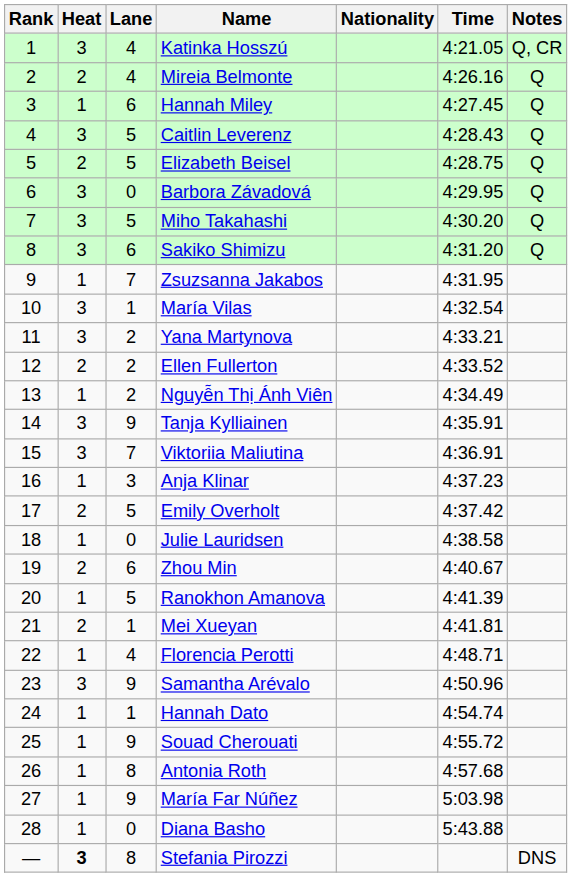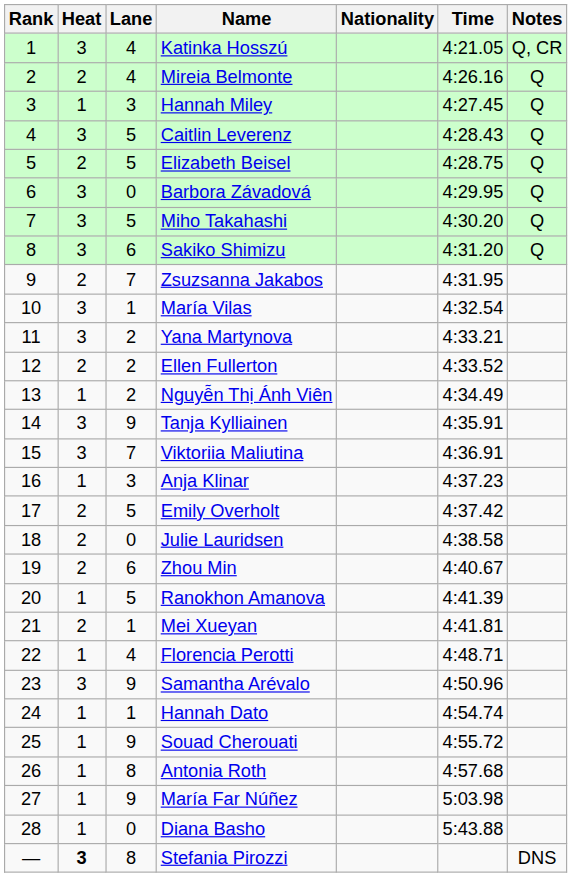(131, 105) 6 -> (131, 105) 3
(82, 279) 1 -> (82, 279) 2
(82, 539) 1 -> (82, 539) 2
